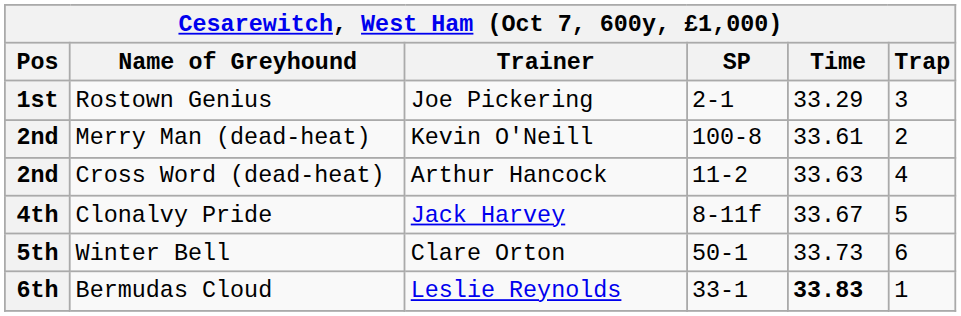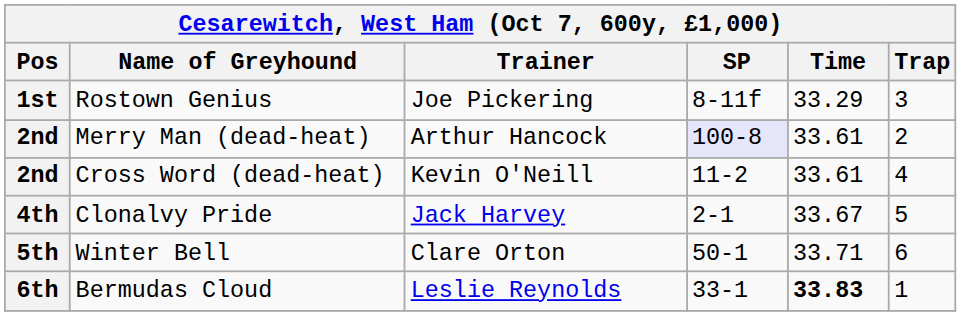(713, 100) 2-1 -> (727, 100) 8-11f
(502, 138) Kevin O'Neill -> (509, 138) Arthur Hancock
(727, 138) no background -> (727, 138) lavender background
(509, 177) Arthur Hancock -> (502, 177) Kevin O'Neill
(828, 177) 33.63 -> (828, 177) 33.61
(727, 215) 8-11f -> (713, 215) 2-1
(828, 253) 33.73 -> (828, 253) 33.71
